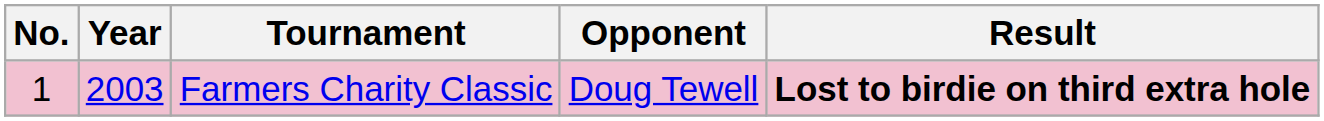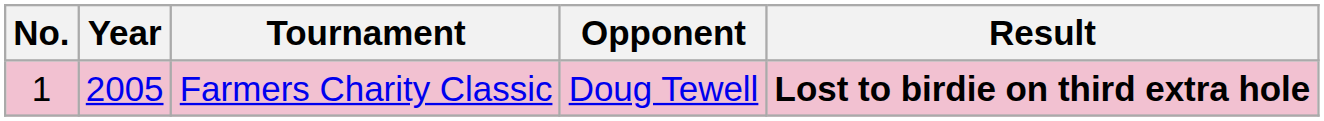(125, 88) 2003 -> (125, 88) 2005
